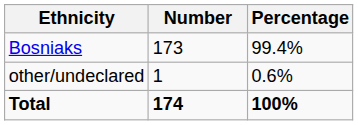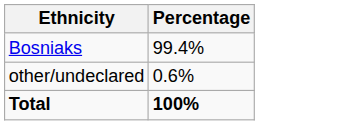- column: (198, 18)
